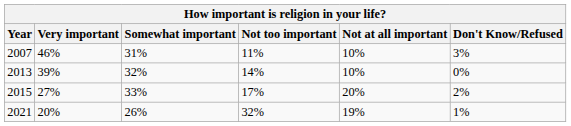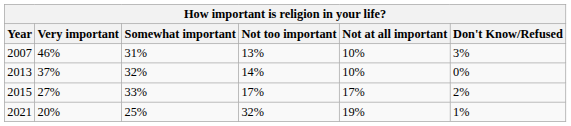(253, 53) 11% -> (253, 53) 13%
(49, 72) 39% -> (49, 72) 37%
(354, 92) 20% -> (354, 92) 17%
(136, 111) 26% -> (136, 111) 25%
